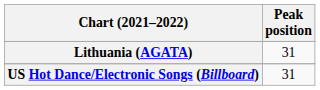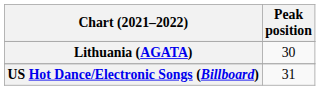(289, 52) 31 -> (289, 52) 30
